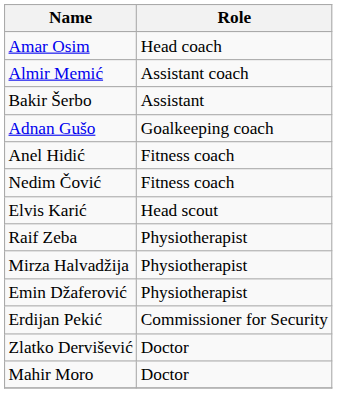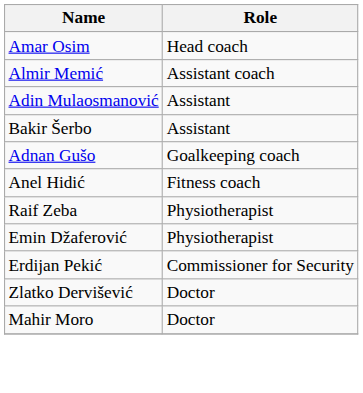+ row: (84, 100)
- row: (55, 182)
- row: (48, 210)
- row: (69, 264)
